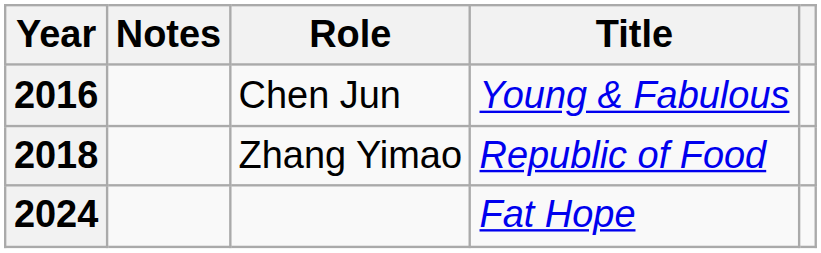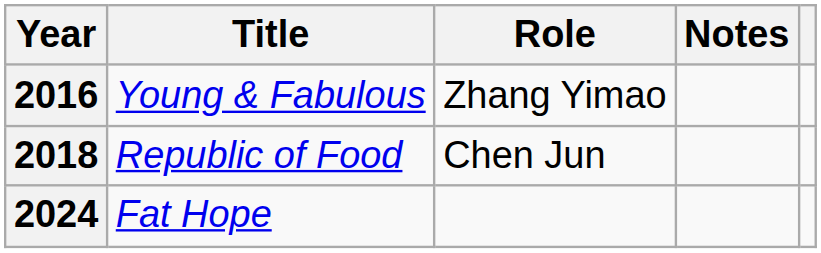columns swapped: (634, 34) <-> (168, 34)
(320, 94) Chen Jun -> (555, 94) Zhang Yimao
(350, 154) Zhang Yimao -> (524, 154) Chen Jun
